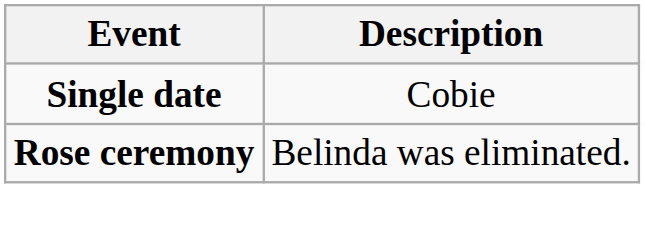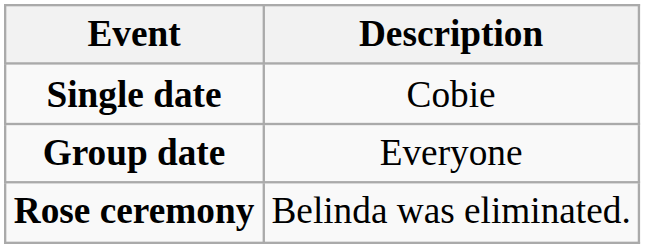+ row: (134, 152)
